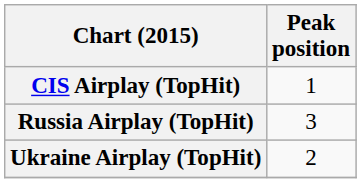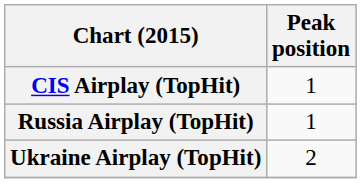(311, 121) 3 -> (311, 121) 1
